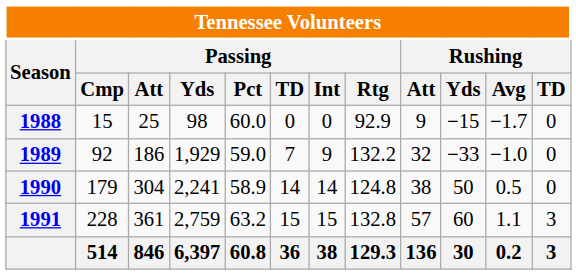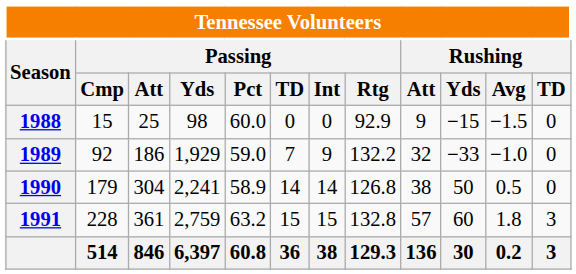(509, 121) −1.7 -> (509, 121) −1.5
(373, 187) 124.8 -> (373, 187) 126.8
(509, 219) 1.1 -> (509, 219) 1.8
